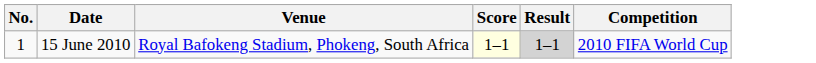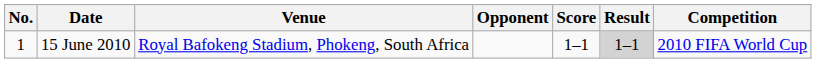+ column: (513, 17)
(497, 44) lightyellow background -> (576, 44) no background
